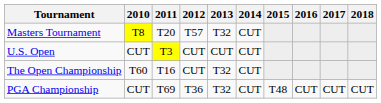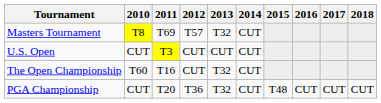(166, 32) T20 -> (166, 32) T69
(166, 89) T69 -> (166, 89) T20
